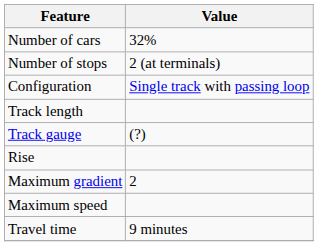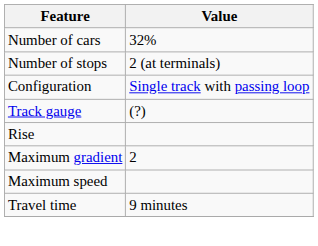- row: (45, 110)
